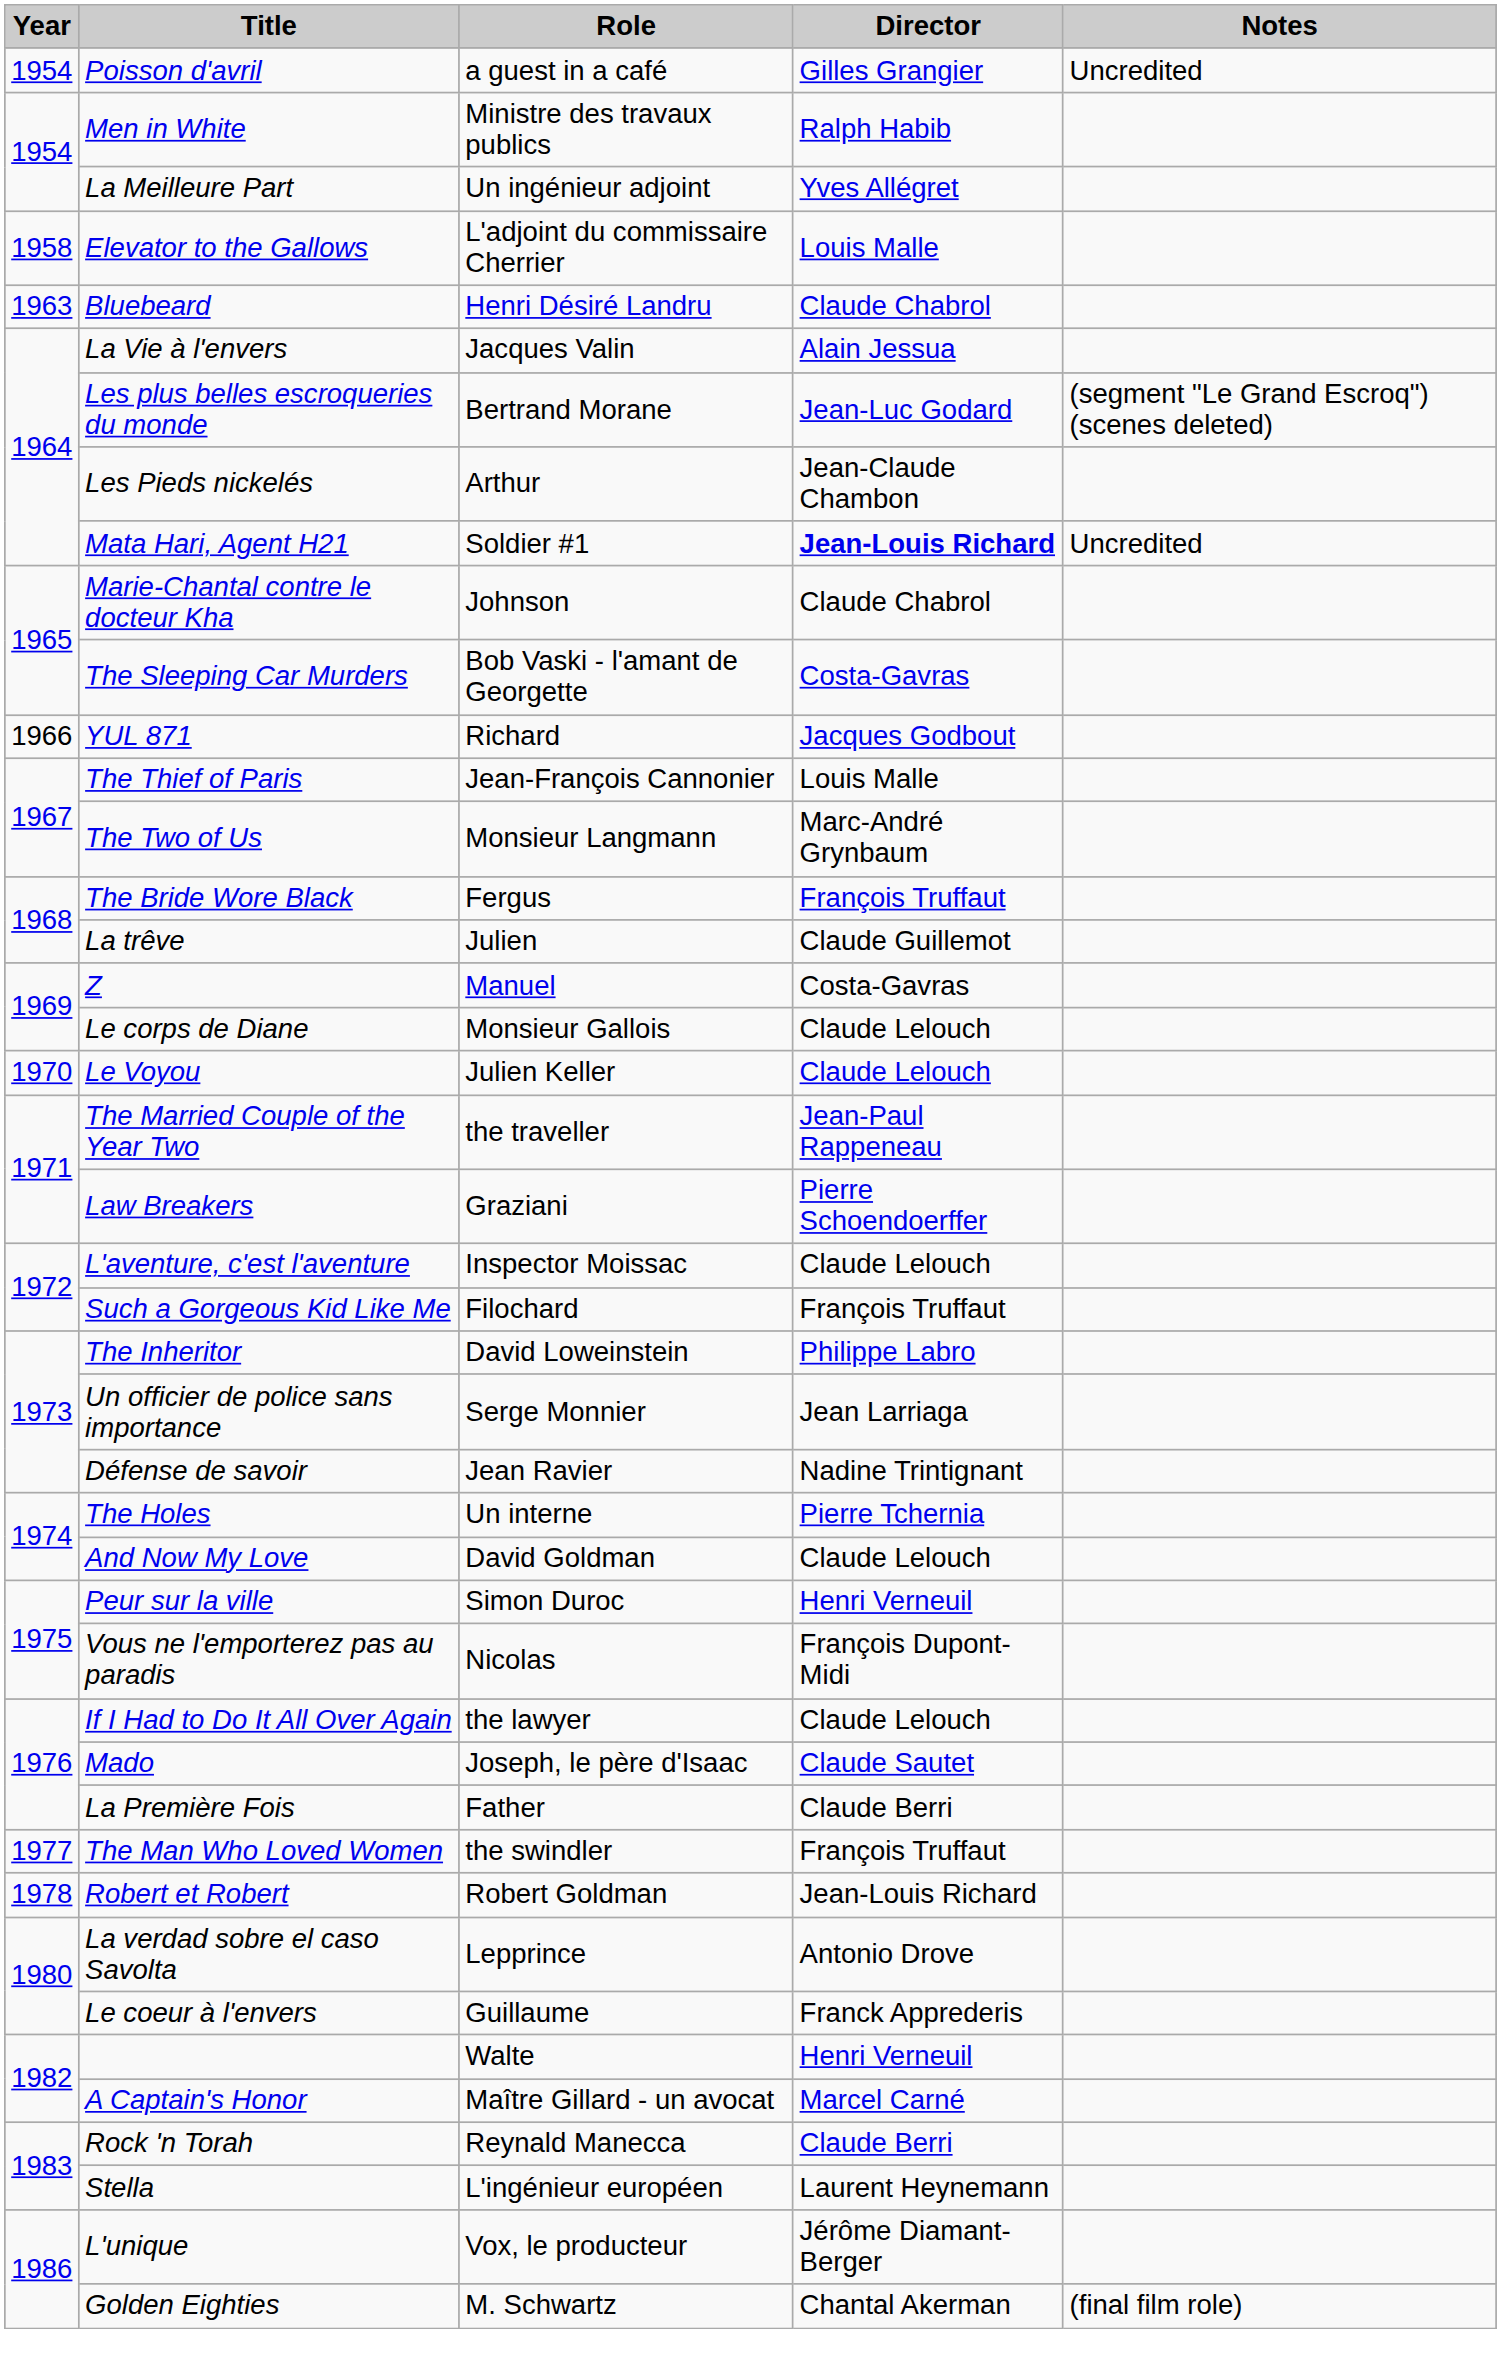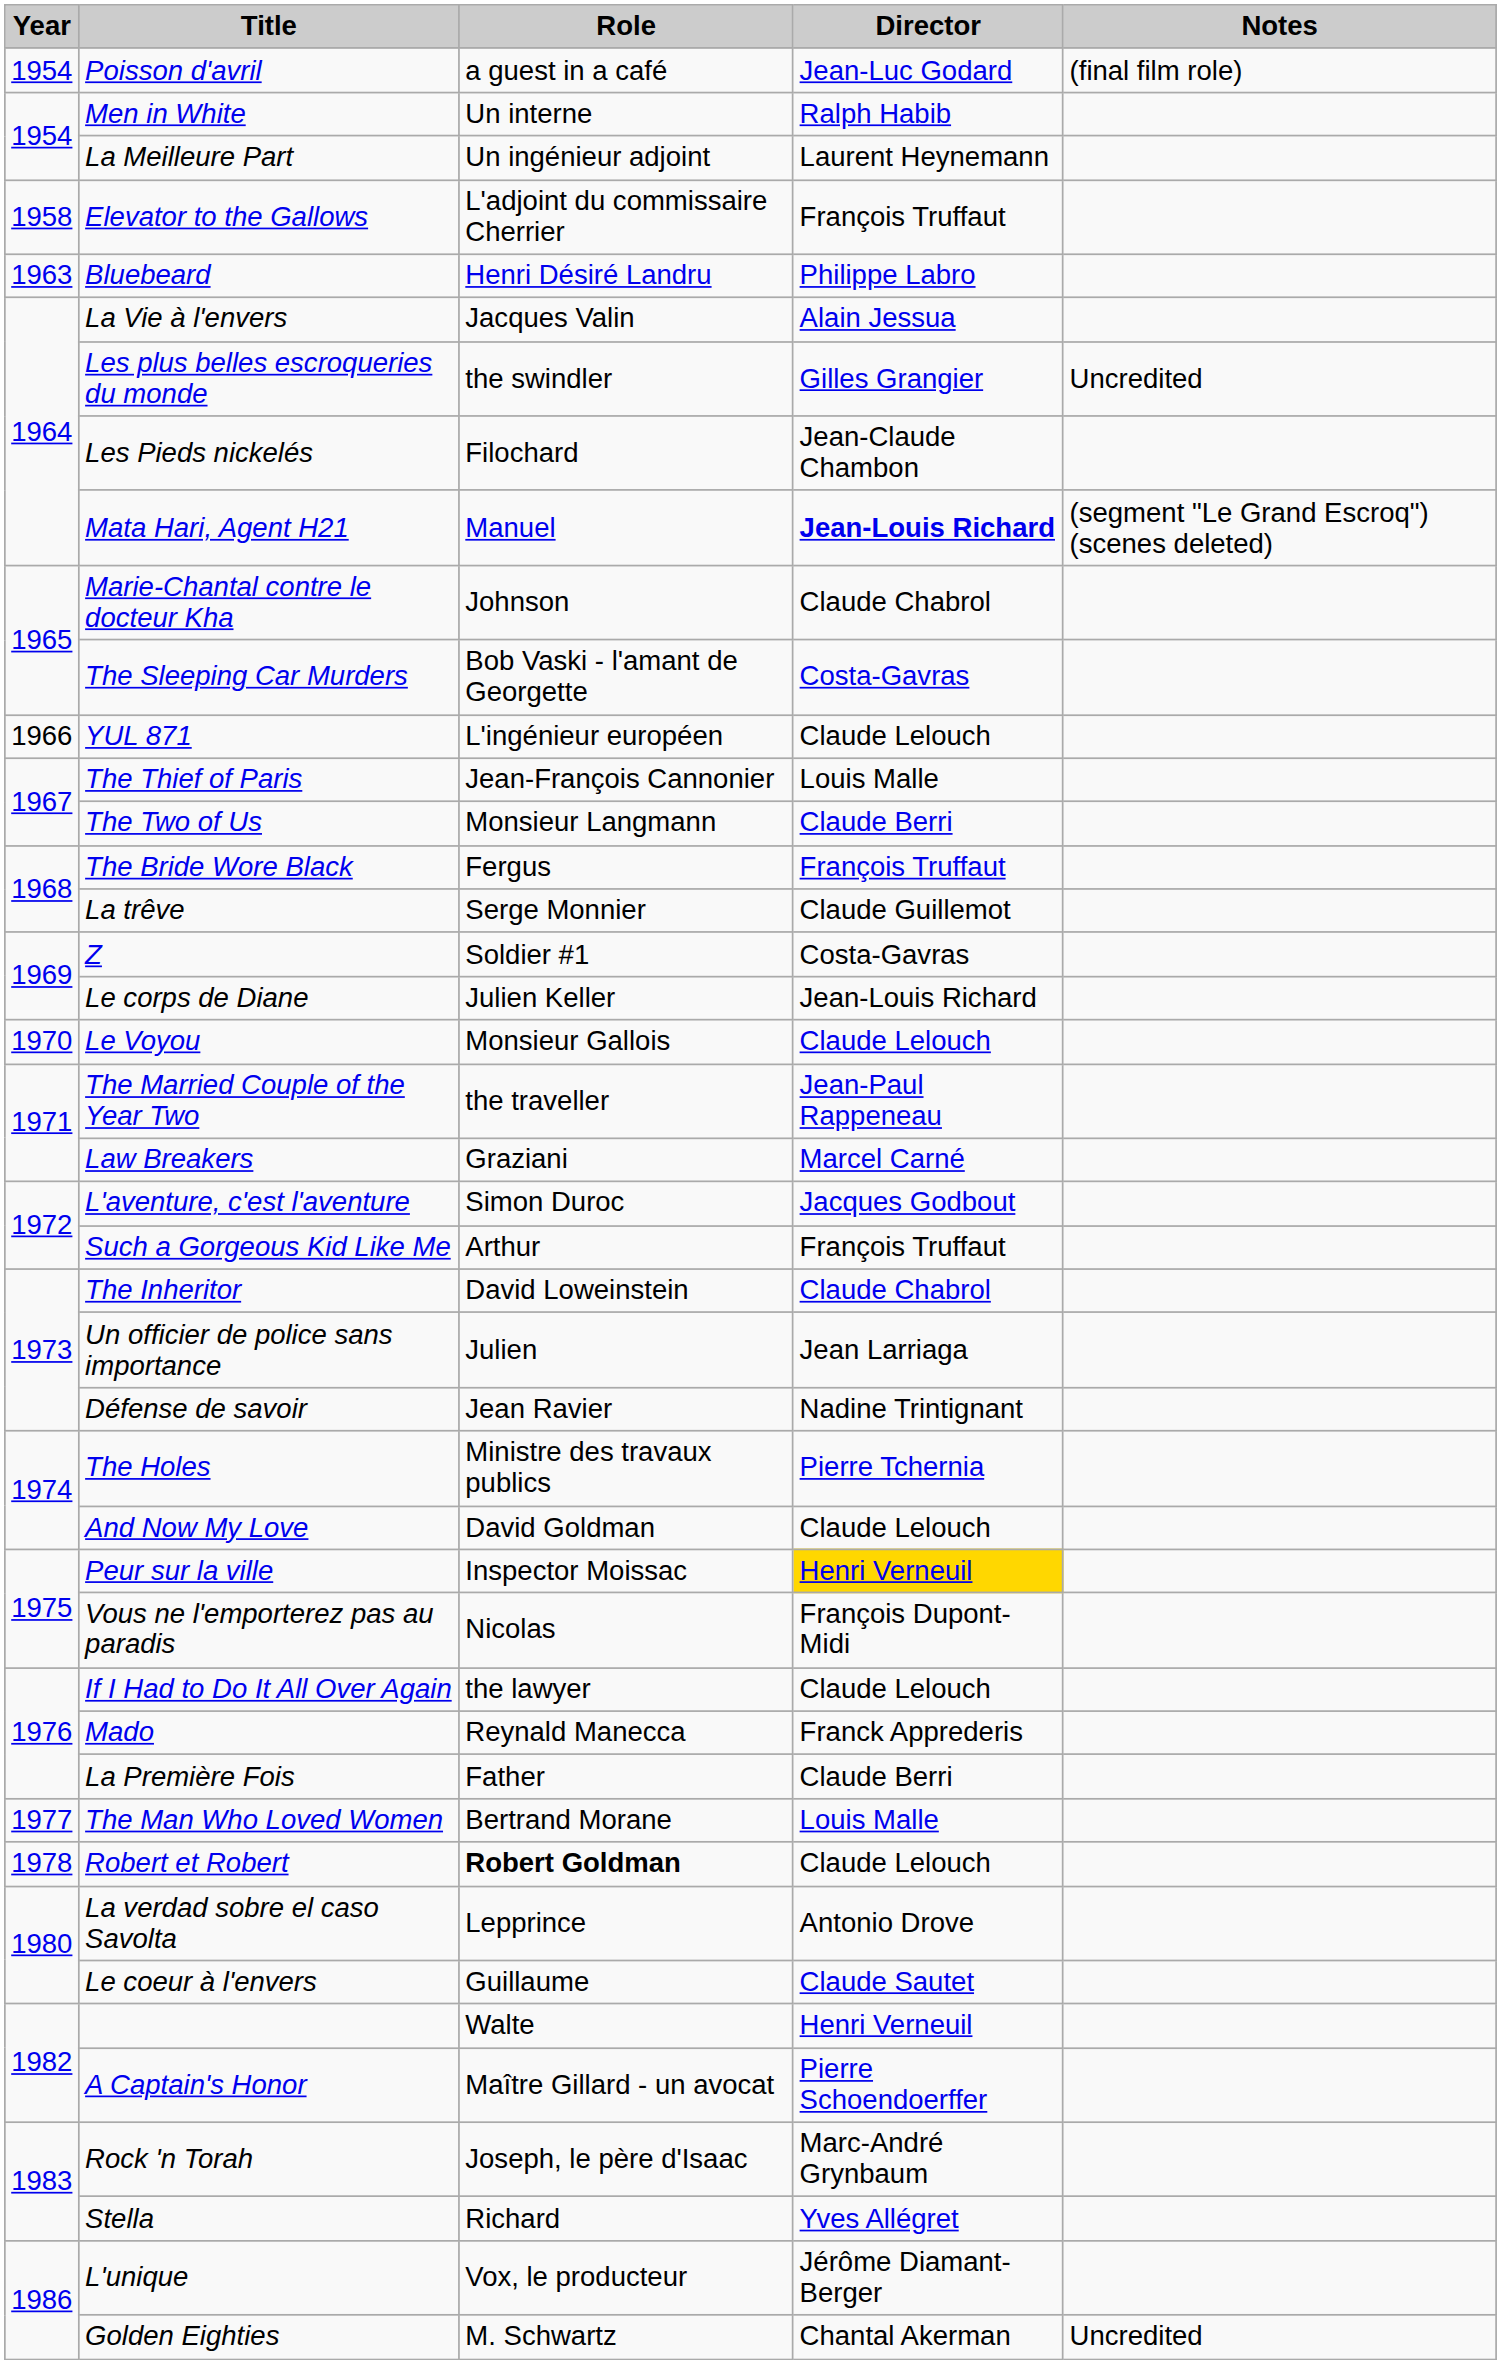(891, 69) Gilles Grangier -> (906, 69) Jean-Luc Godard
(1136, 69) Uncredited -> (1156, 69) (final film role)
(588, 129) Ministre des travaux publics -> (529, 113) Un interne
(879, 188) Yves Allégret -> (924, 157) Laurent Heynemann
(869, 247) Louis Malle -> (903, 216) François Truffaut
(895, 306) Claude Chabrol -> (888, 275) Philippe Labro
(569, 409) Bertrand Morane -> (539, 378) the swindler
(906, 409) Jean-Luc Godard -> (891, 378) Gilles Grangier
(1249, 409) (segment "Le Grand Escroq") (scenes deleted) -> (1136, 378) Uncredited
(503, 483) Arthur -> (522, 452) Filochard
(527, 542) Soldier #1 -> (510, 527) Manuel
(1136, 542) Uncredited -> (1249, 527) (segment "Le Grand Escroq") (scenes deleted)
(513, 735) Richard -> (594, 735) L'ingénieur européen
(907, 735) Jacques Godbout -> (895, 735) Claude Lelouch
(871, 838) Marc-André Grynbaum -> (876, 823) Claude Berri
(501, 941) Julien -> (556, 910) Serge Monnier
(510, 985) Manuel -> (527, 954) Soldier #1
(568, 1028) Monsieur Gallois -> (540, 997) Julien Keller
(895, 1028) Claude Lelouch -> (918, 997) Jean-Louis Richard
(540, 1072) Julien Keller -> (568, 1041) Monsieur Gallois
(893, 1206) Pierre Schoendoerffer -> (882, 1159) Marcel Carné
(576, 1265) Inspector Moissac -> (545, 1203) Simon Duroc
(895, 1265) Claude Lelouch -> (907, 1203) Jacques Godbout
(522, 1308) Filochard -> (503, 1246) Arthur
(888, 1352) Philippe Labro -> (895, 1290) Claude Chabrol
(556, 1411) Serge Monnier -> (501, 1349) Julien
(529, 1514) Un interne -> (588, 1467) Ministre des travaux publics
(545, 1601) Simon Duroc -> (576, 1570) Inspector Moissac
(886, 1601) no background -> (886, 1570) gold background
(606, 1763) Joseph, le père d'Isaac -> (575, 1732) Reynald Manecca
(887, 1763) Claude Sautet -> (911, 1732) Franck Apprederis
(539, 1850) the swindler -> (569, 1819) Bertrand Morane
(903, 1850) François Truffaut -> (869, 1819) Louis Malle
(566, 1894) normal -> (573, 1863) bold
(918, 1894) Jean-Louis Richard -> (895, 1863) Claude Lelouch
(911, 2012) Franck Apprederis -> (887, 1981) Claude Sautet
(882, 2099) Marcel Carné -> (893, 2084) Pierre Schoendoerffer
(575, 2143) Reynald Manecca -> (606, 2159) Joseph, le père d'Isaac
(876, 2143) Claude Berri -> (871, 2159) Marc-André Grynbaum
(594, 2187) L'ingénieur européen -> (513, 2218) Richard
(924, 2187) Laurent Heynemann -> (879, 2218) Yves Allégret
(1156, 2305) (final film role) -> (1136, 2336) Uncredited
